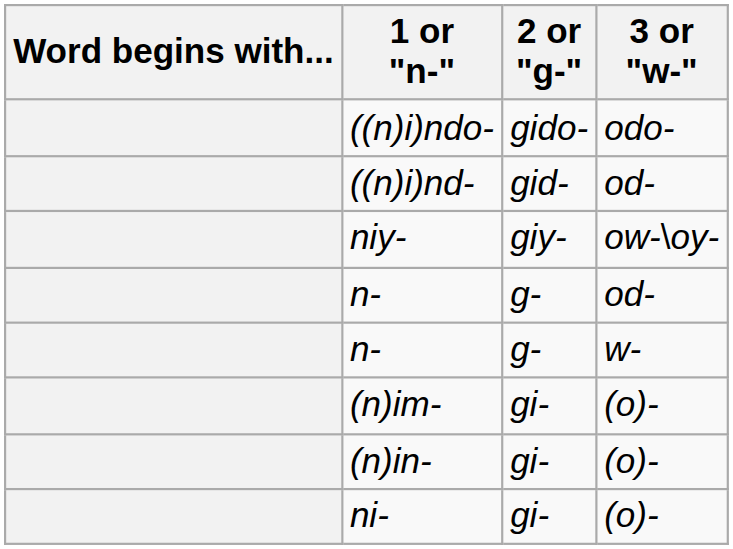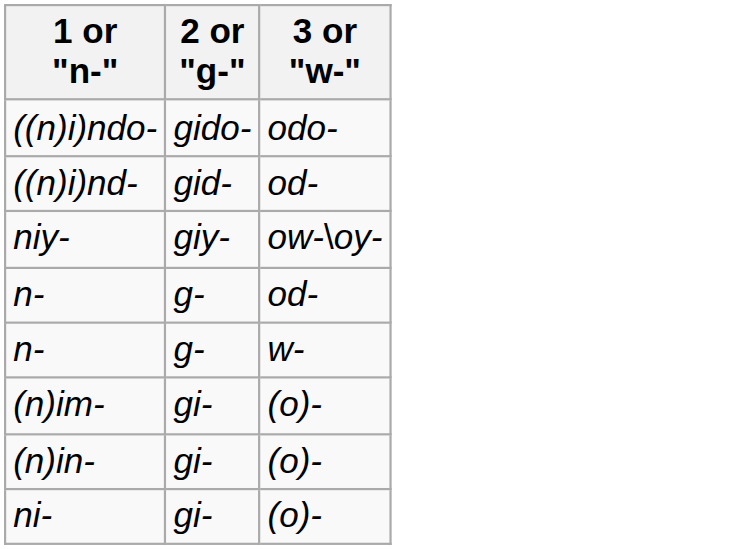- column: (173, 51)
